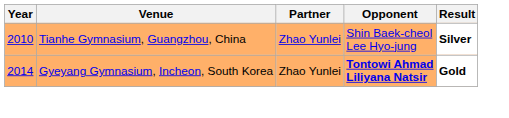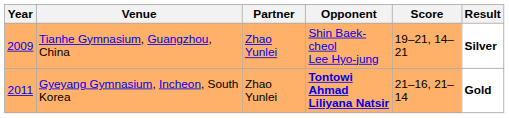+ column: (427, 14)
(20, 39) 2010 -> (20, 46) 2009
(20, 71) 2014 -> (20, 91) 2011
